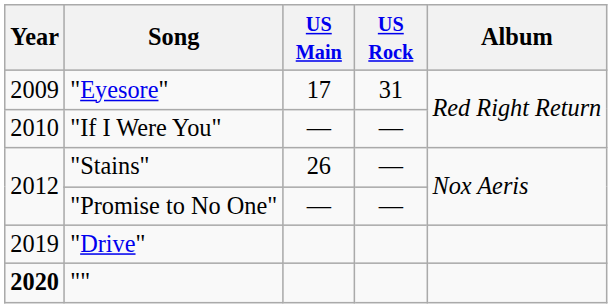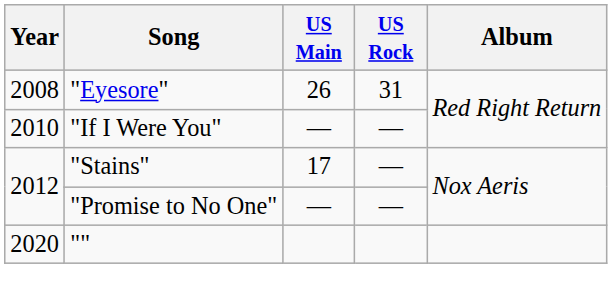(35, 89) 2009 -> (35, 89) 2008
(319, 89) 17 -> (319, 89) 26
(319, 166) 26 -> (319, 166) 17
- row: (108, 243)
(35, 282) bold -> (35, 243) normal
